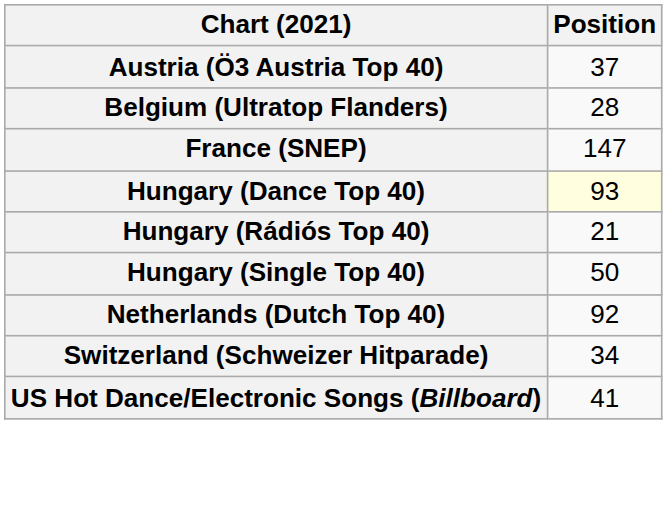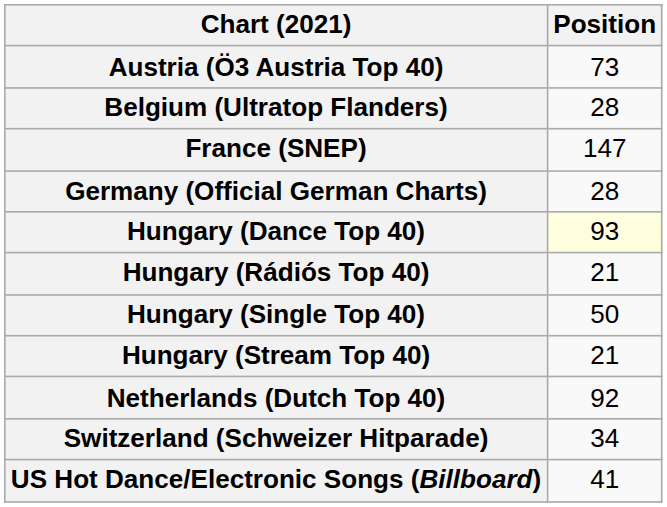(605, 66) 37 -> (605, 66) 73
+ row: (276, 190)
+ row: (276, 356)
